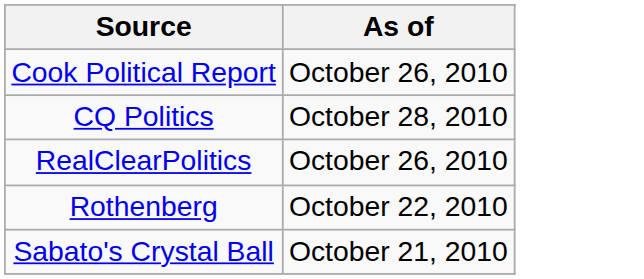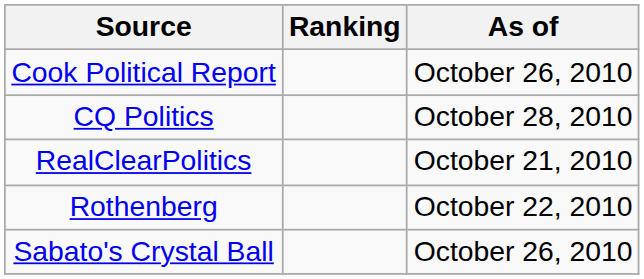+ column: (345, 26)
(398, 161) October 26, 2010 -> (523, 161) October 21, 2010
(398, 251) October 21, 2010 -> (523, 251) October 26, 2010
